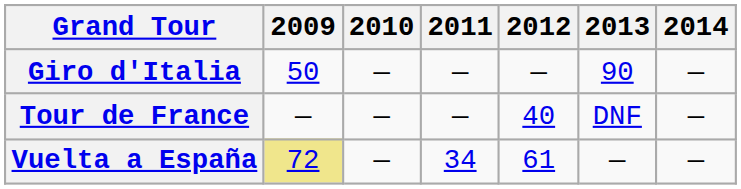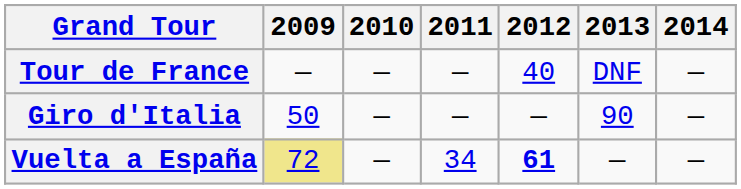rows swapped: (134, 72) <-> (134, 116)
(539, 161) normal -> (539, 161) bold
